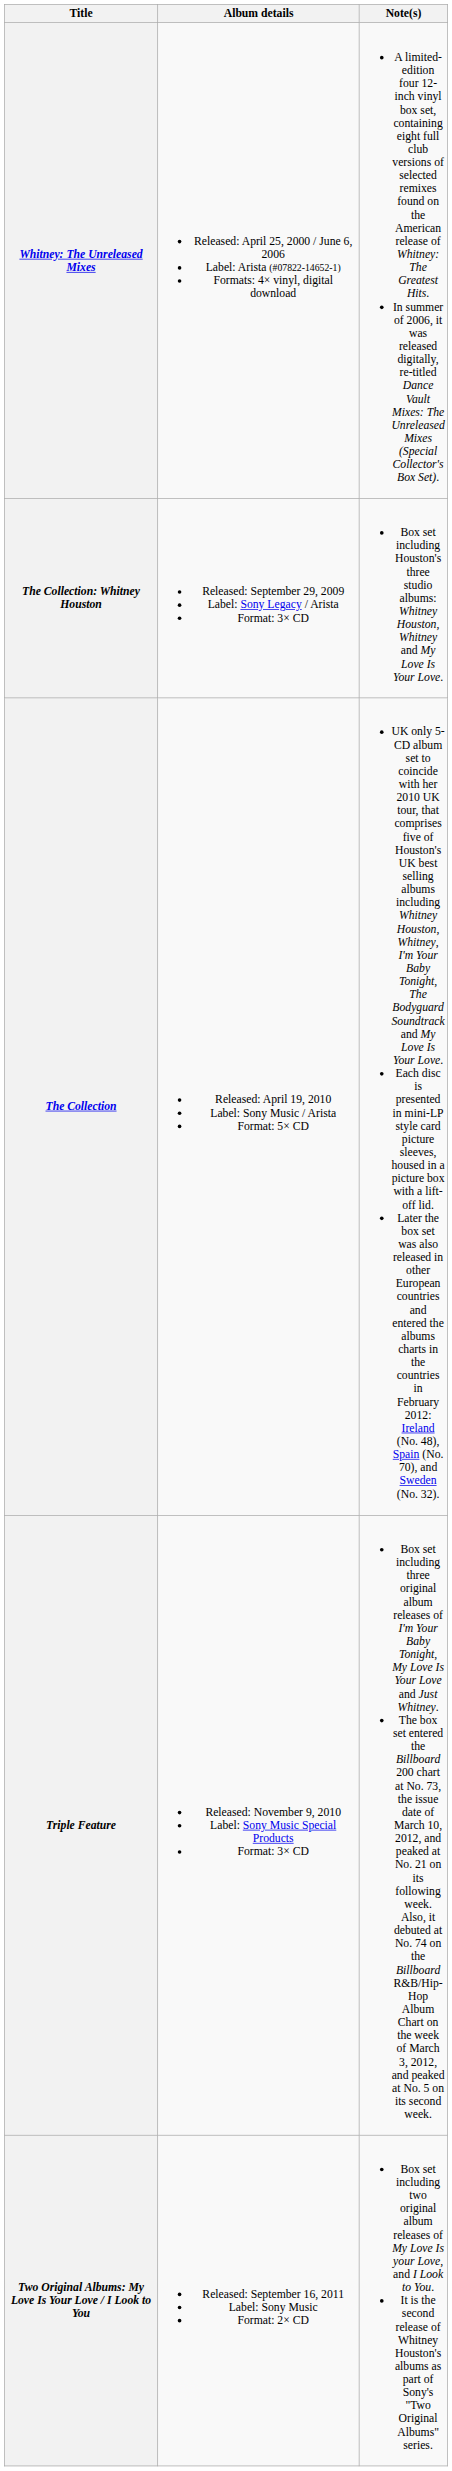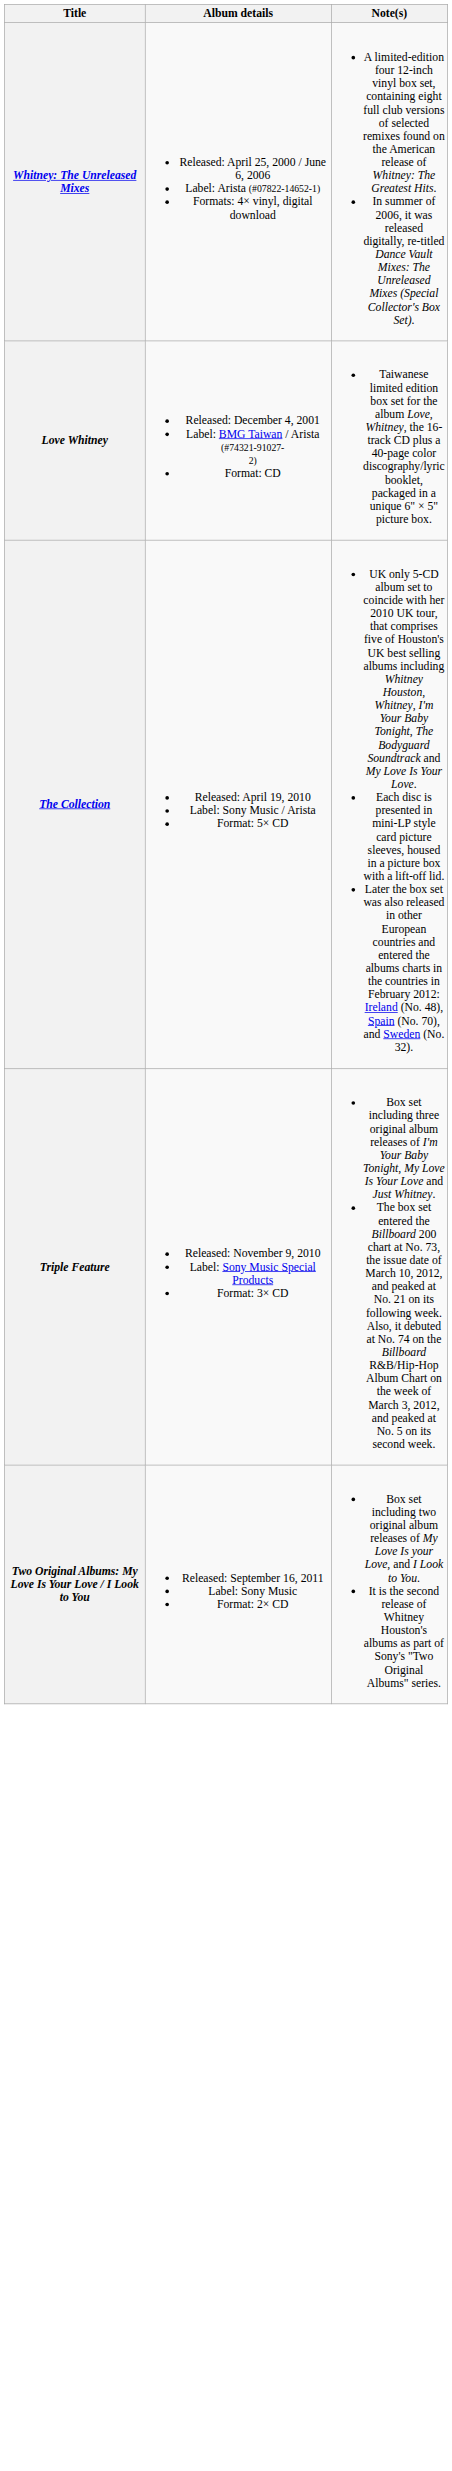+ row: (75, 440)
- row: (81, 598)
